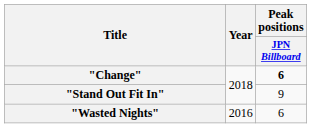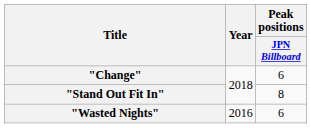(281, 75) bold -> (281, 75) normal
(281, 94) 9 -> (281, 94) 8
